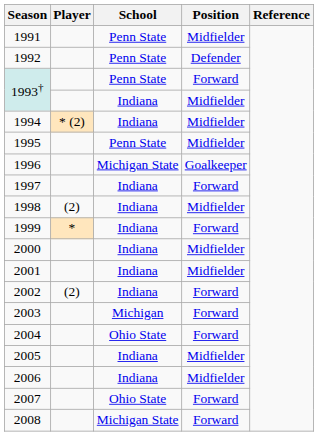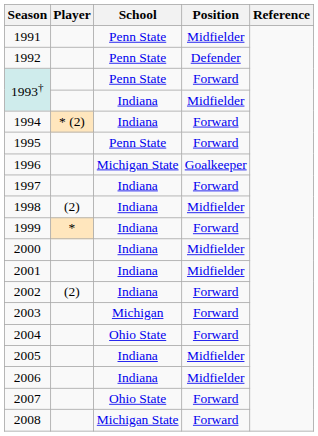(216, 121) Midfielder -> (216, 121) Forward
(216, 143) Midfielder -> (216, 143) Forward
